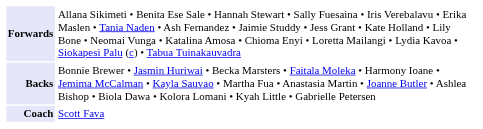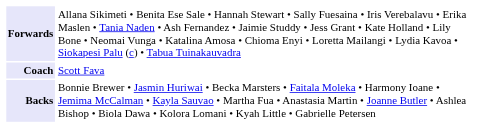rows swapped: (39, 83) <-> (38, 113)
